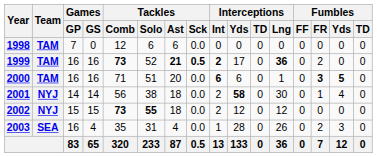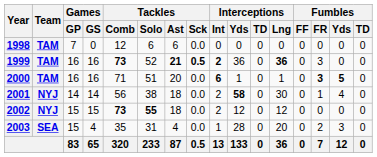(239, 62) 17 -> (239, 62) 36
(320, 62) 2 -> (320, 62) 3
(239, 78) 6 -> (239, 78) 1
(73, 128) 16 -> (73, 128) 15
(281, 128) 26 -> (281, 128) 20
